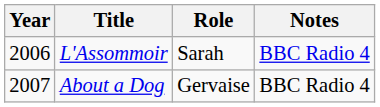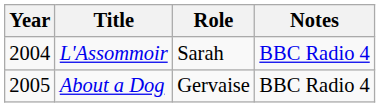(30, 53) 2006 -> (30, 53) 2004
(30, 85) 2007 -> (30, 85) 2005
